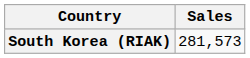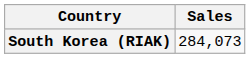(210, 41) 281,573 -> (210, 41) 284,073
